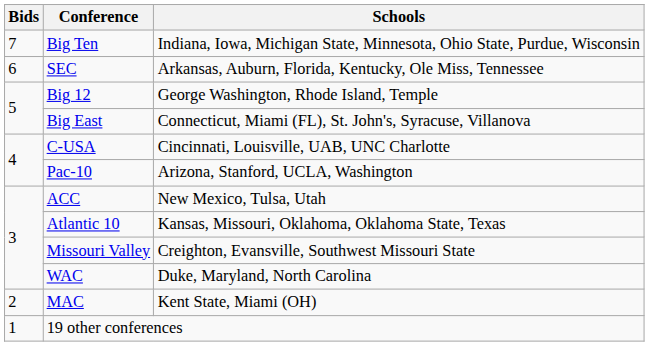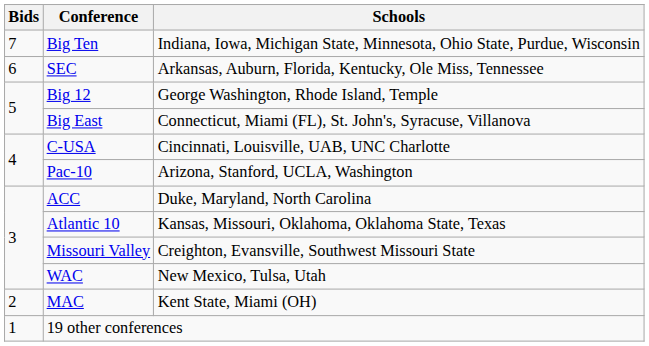(242, 198) New Mexico, Tulsa, Utah -> (264, 198) Duke, Maryland, North Carolina
(264, 276) Duke, Maryland, North Carolina -> (242, 276) New Mexico, Tulsa, Utah
